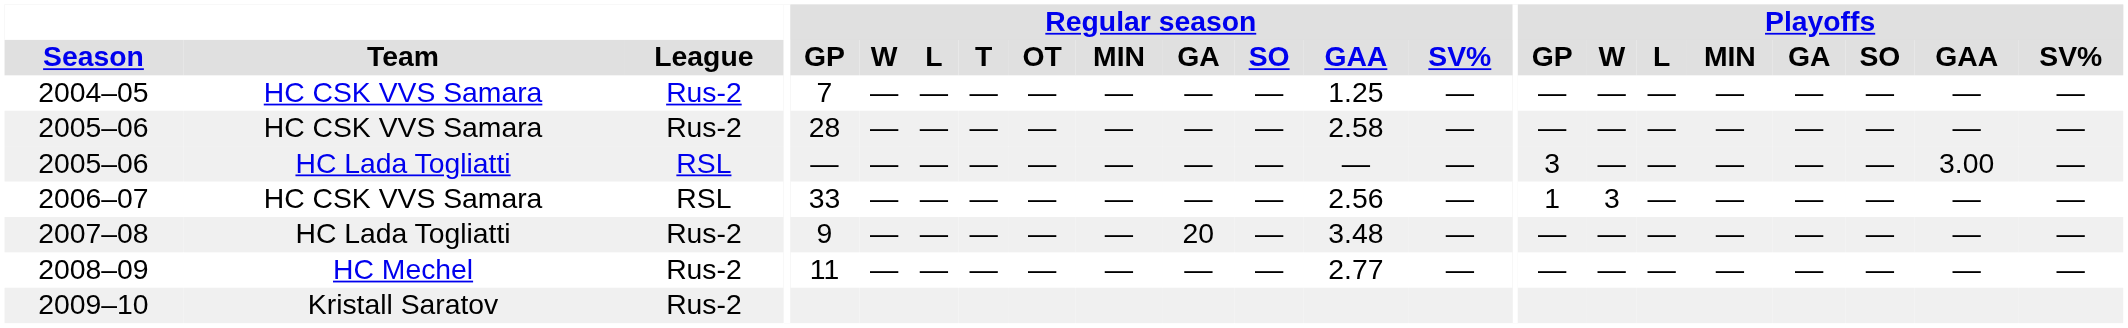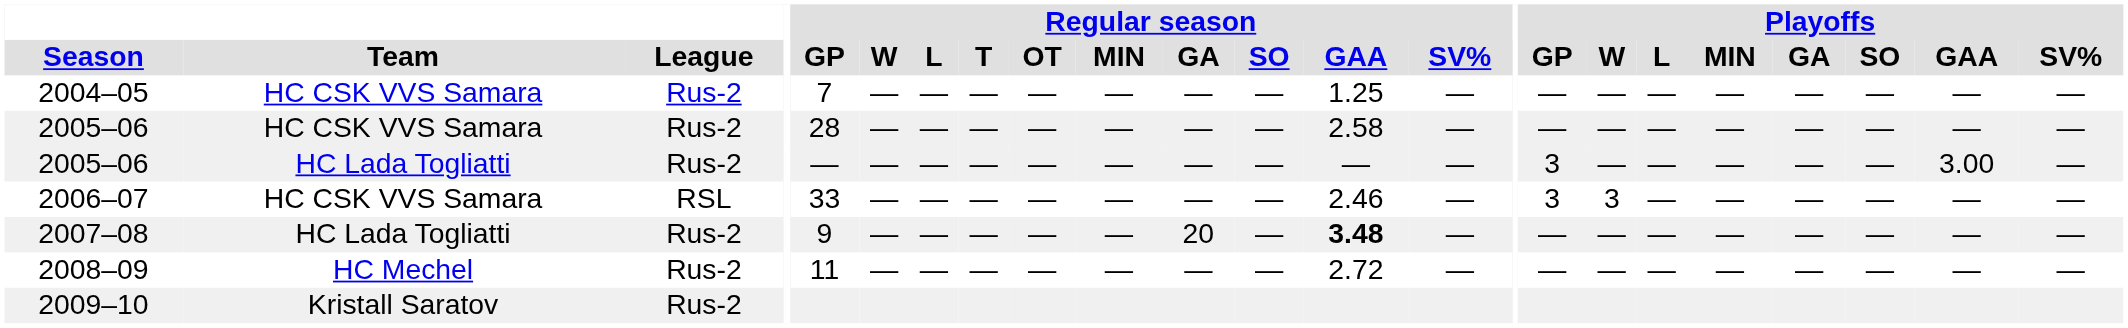(704, 163) RSL -> (704, 163) Rus-2
(1356, 198) 2.56 -> (1356, 198) 2.46
(1552, 198) 1 -> (1552, 198) 3
(1356, 234) normal -> (1356, 234) bold
(1356, 269) 2.77 -> (1356, 269) 2.72
